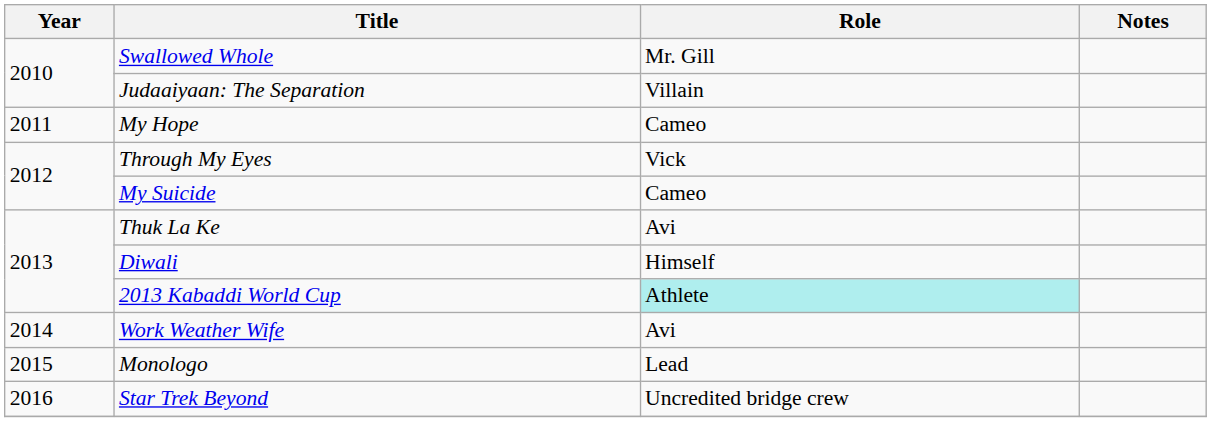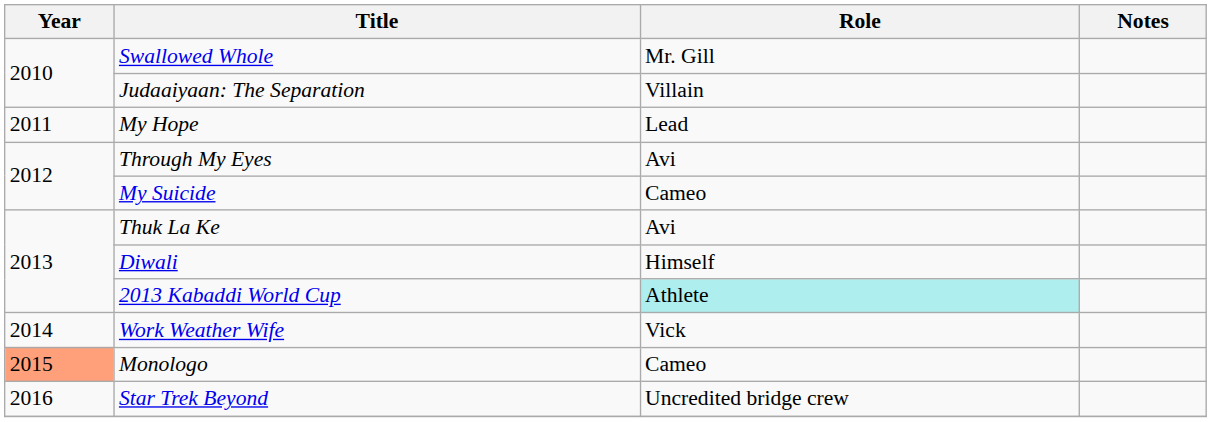(676, 124) Cameo -> (667, 124) Lead
(665, 158) Vick -> (660, 158) Avi
(660, 329) Avi -> (665, 329) Vick
(31, 364) no background -> (31, 364) lightsalmon background
(667, 364) Lead -> (676, 364) Cameo
